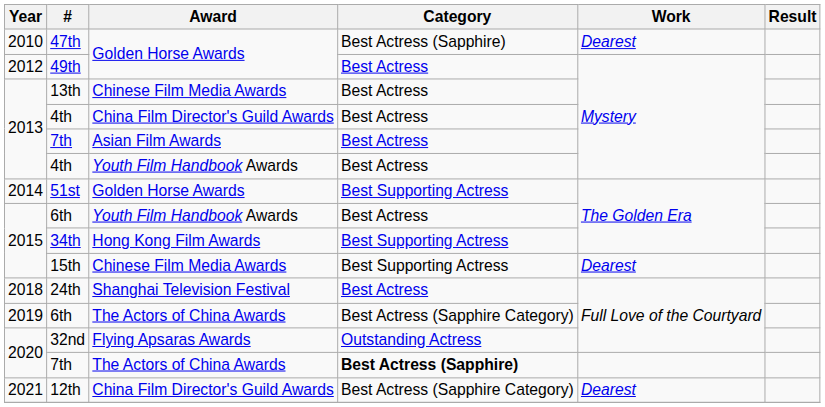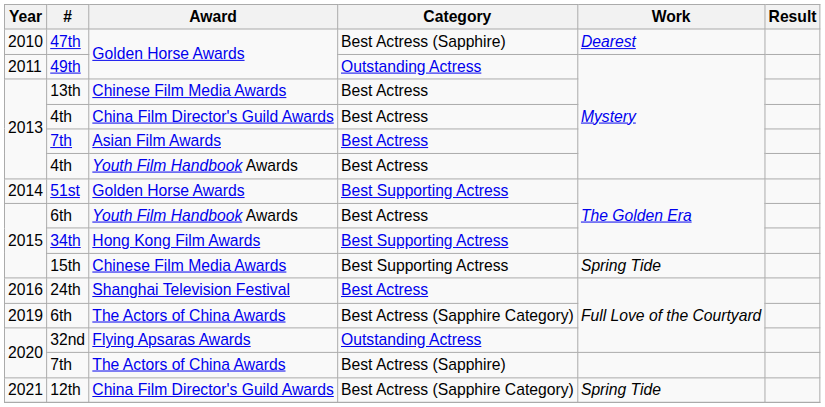(26, 66) 2012 -> (25, 66) 2011
(385, 66) Best Actress -> (411, 66) Outstanding Actress
(608, 265) Dearest -> (621, 265) Spring Tide
(26, 290) 2018 -> (26, 290) 2016
(430, 365) bold -> (423, 365) normal
(608, 389) Dearest -> (621, 389) Spring Tide
